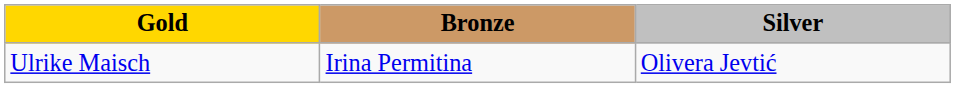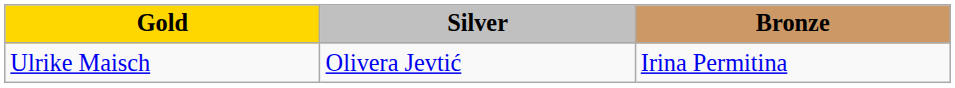columns swapped: (793, 23) <-> (478, 23)
